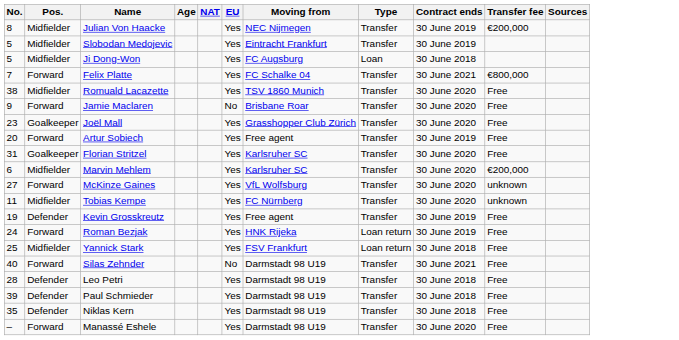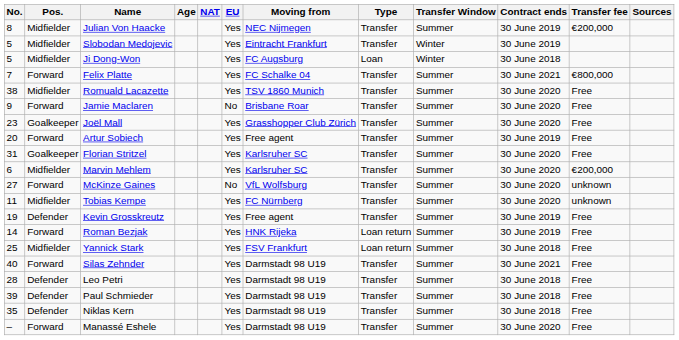+ column: (456, 12)
(233, 185) Yes -> (231, 185) No
(12, 232) 24 -> (12, 232) 14
(231, 264) No -> (233, 264) Yes
